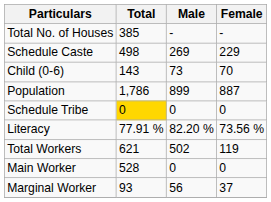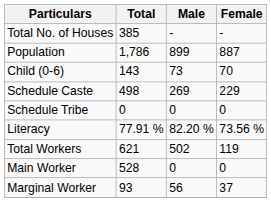rows swapped: (36, 91) <-> (50, 52)
(122, 110) gold background -> (122, 110) no background
